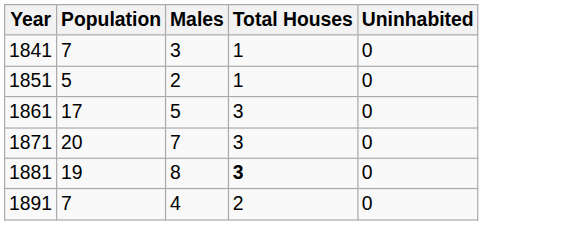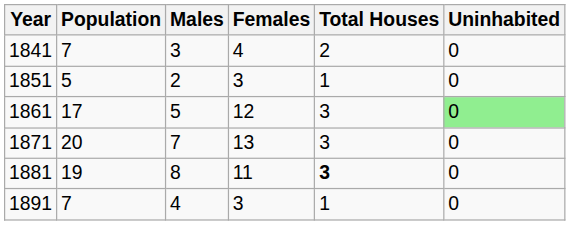+ column: (271, 19)
(238, 50) 1 -> (325, 50) 2
(367, 111) no background -> (454, 111) lightgreen background
(238, 204) 2 -> (325, 204) 1
